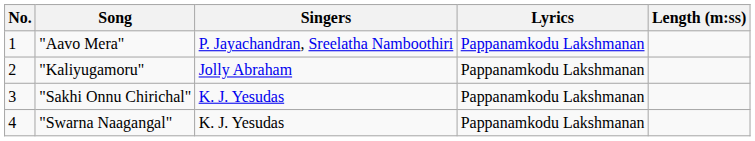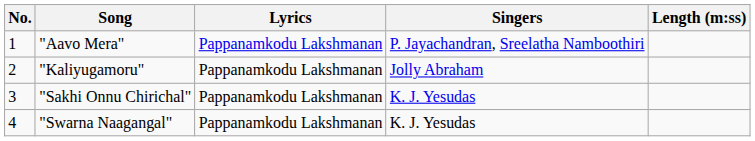columns swapped: (326, 17) <-> (553, 17)
